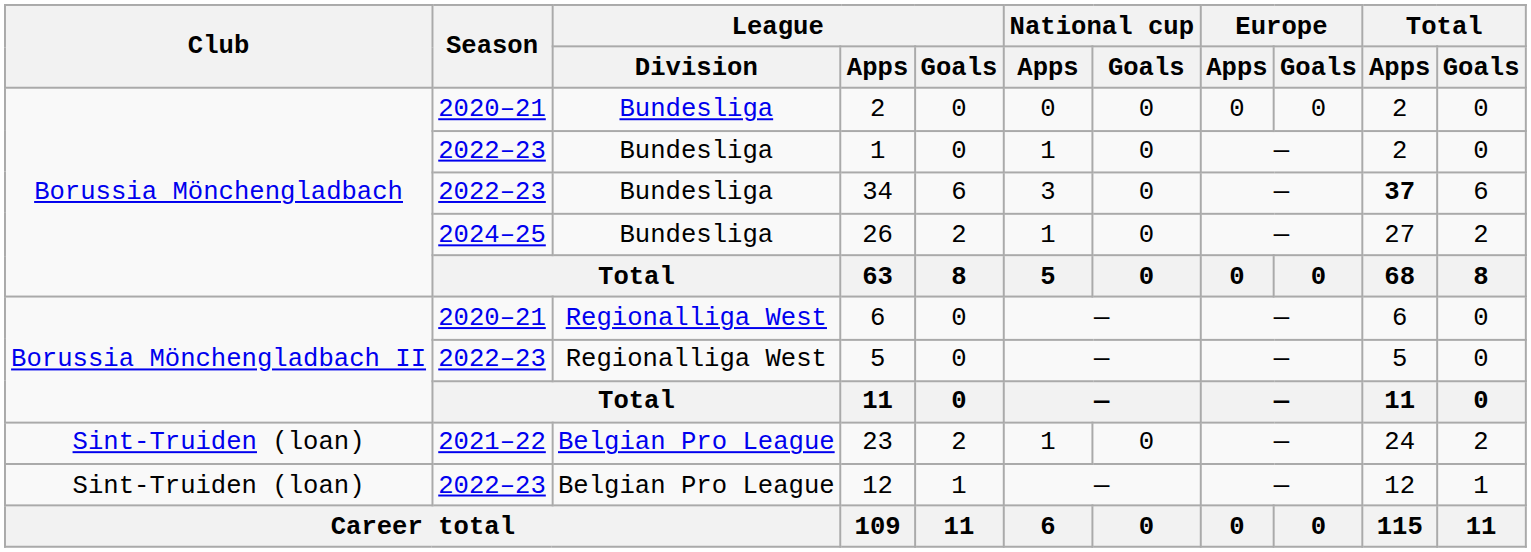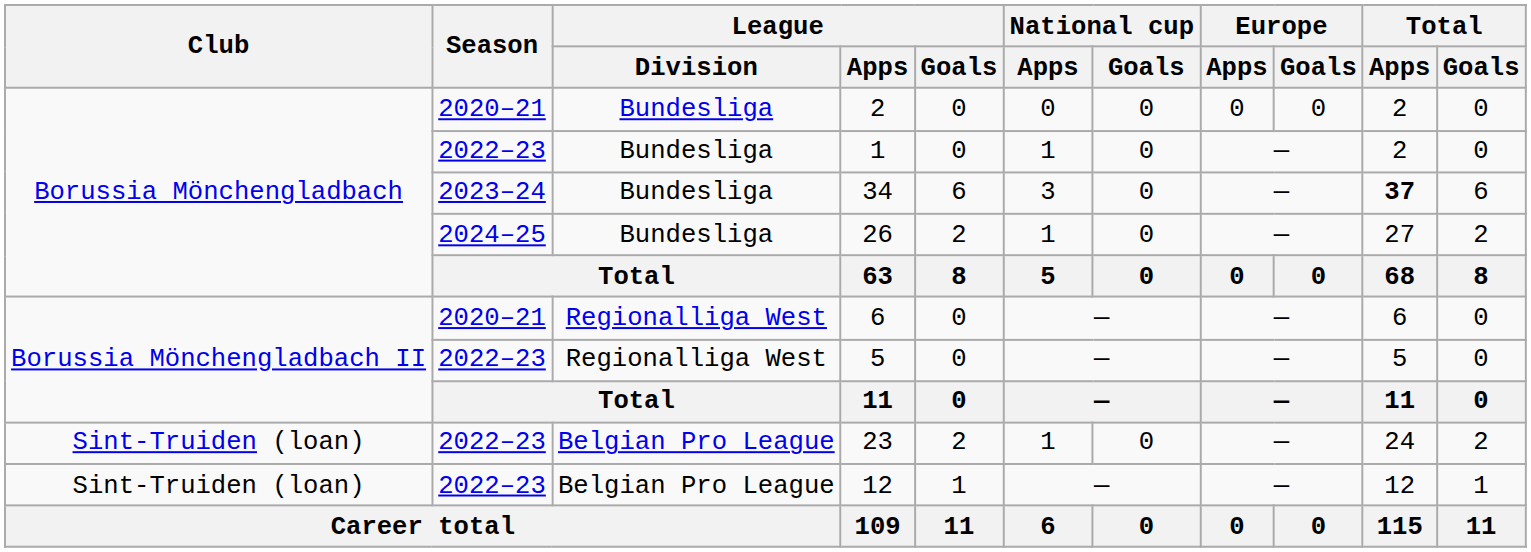(492, 193) 2022–23 -> (492, 193) 2023–24
(492, 443) 2021–22 -> (492, 443) 2022–23
